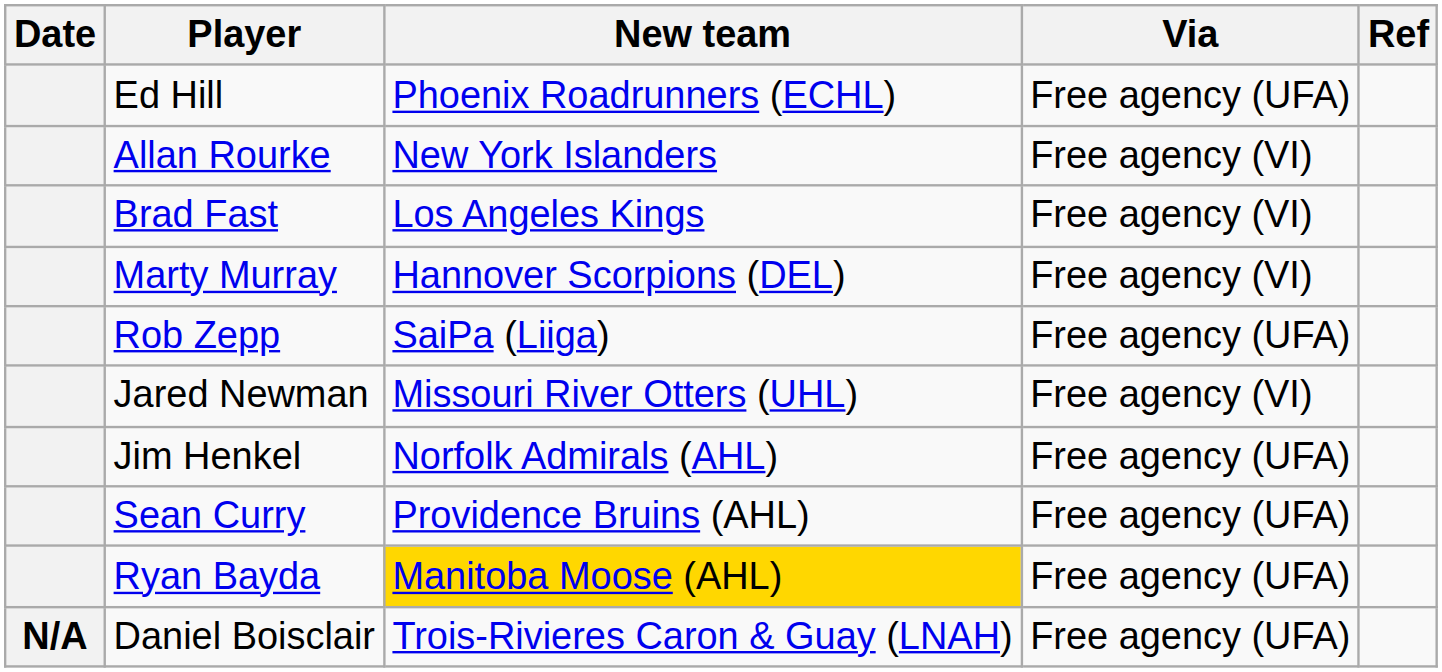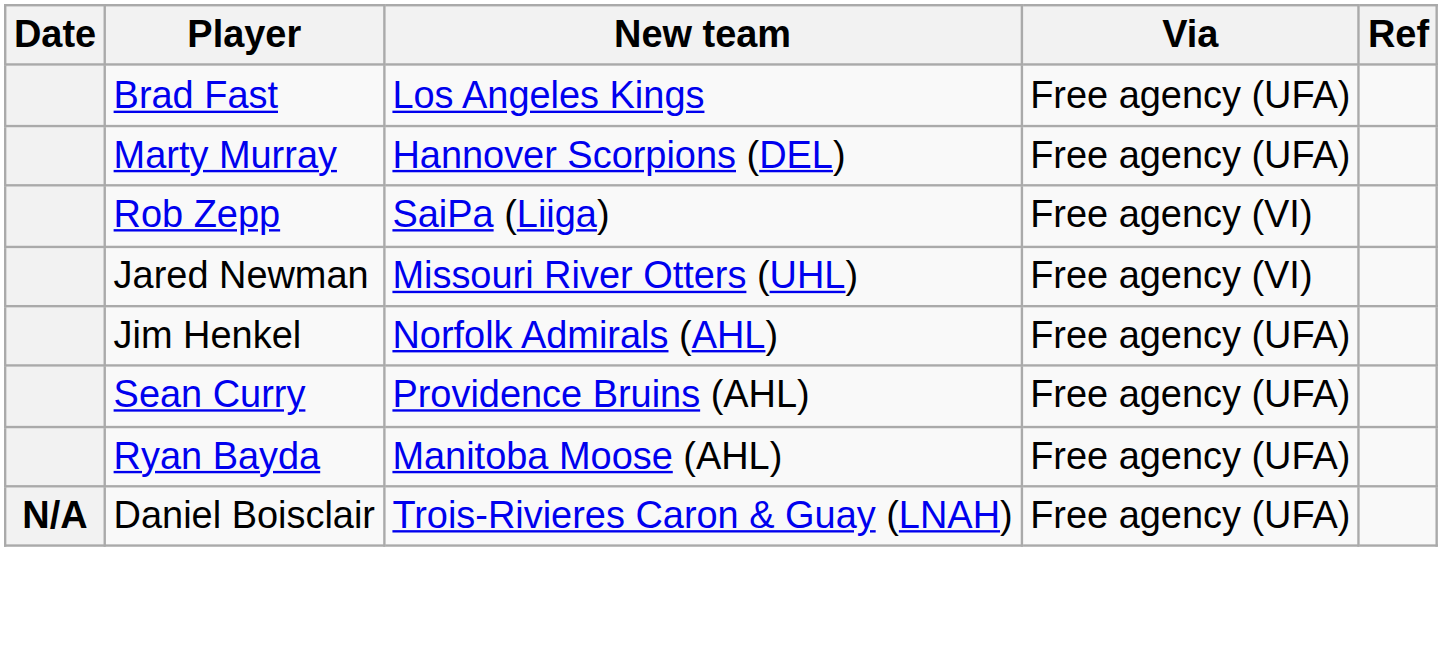- row: (168, 94)
- row: (222, 154)
(1171, 214) Free agency (VI) -> (1190, 94) Free agency (UFA)
(1171, 275) Free agency (VI) -> (1190, 154) Free agency (UFA)
(1190, 335) Free agency (UFA) -> (1171, 214) Free agency (VI)
(587, 575) gold background -> (587, 455) no background
